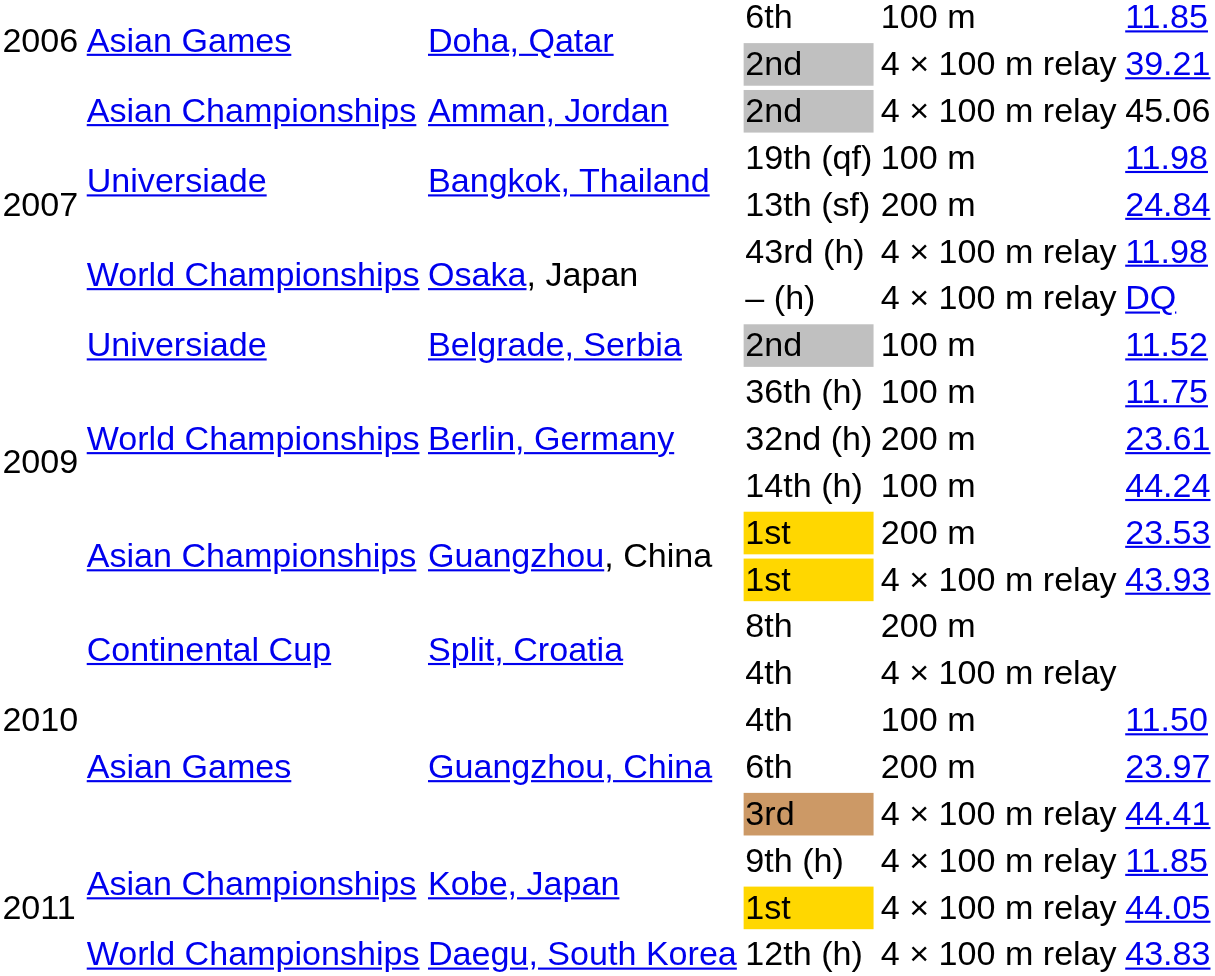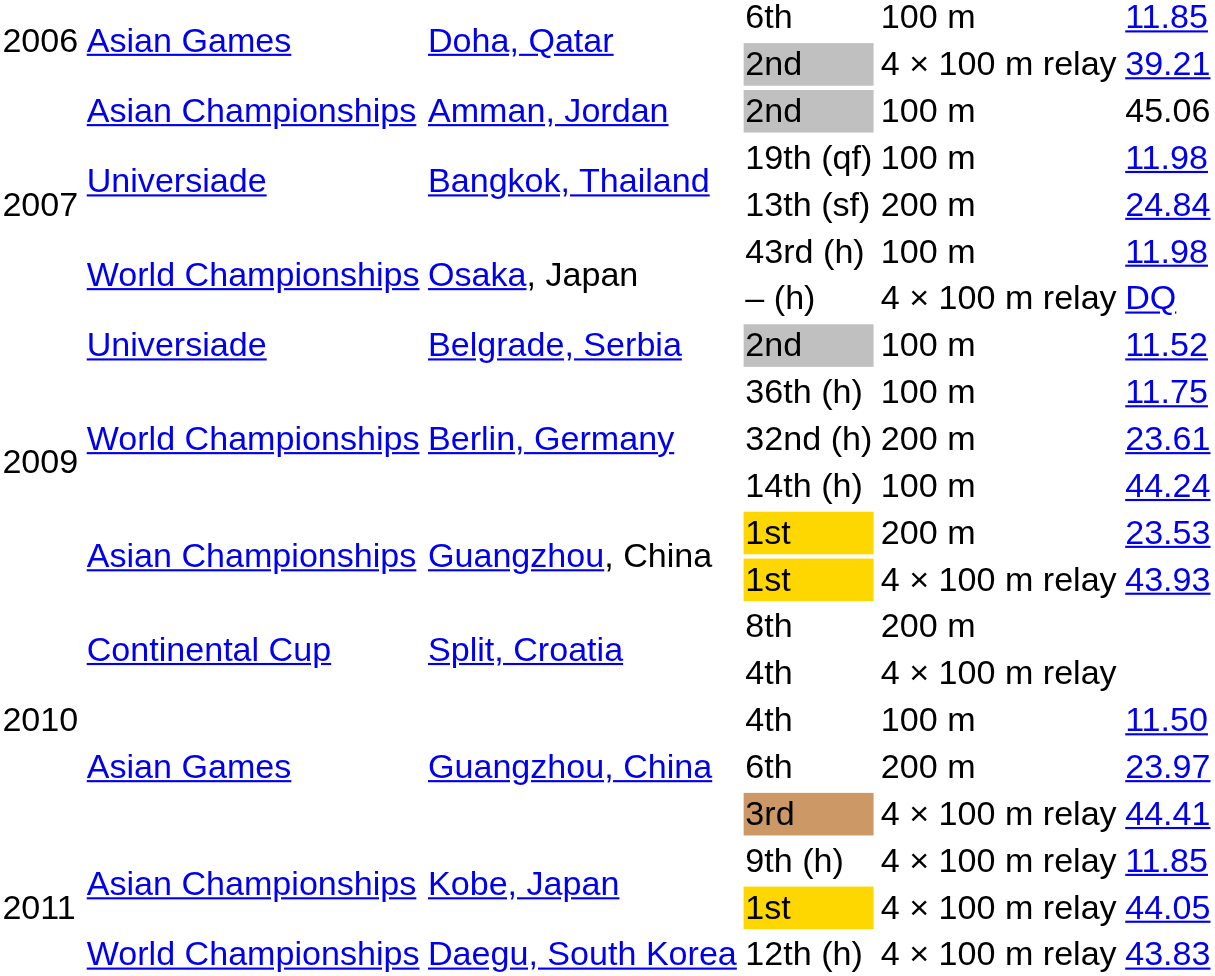(999, 110) 4 × 100 m relay -> (928, 110) 100 m
(999, 251) 4 × 100 m relay -> (928, 251) 100 m
